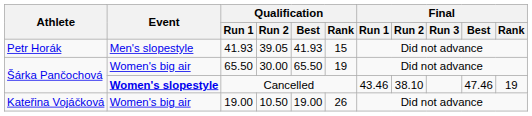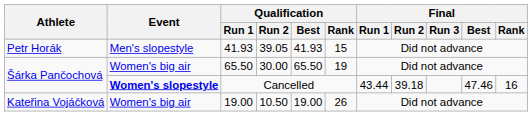(374, 85) 43.46 -> (374, 85) 43.44
(409, 85) 38.10 -> (409, 85) 39.18
(511, 85) 19 -> (511, 85) 16
